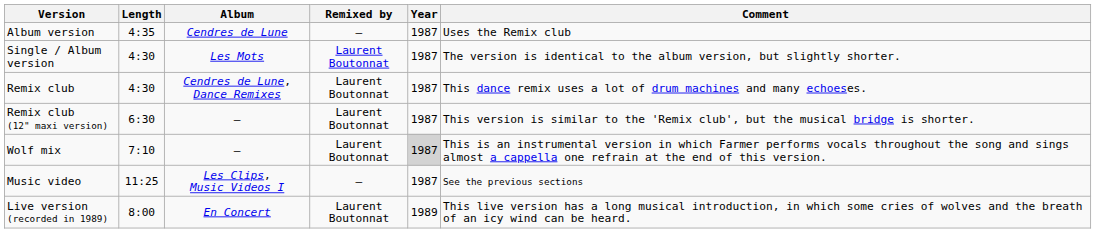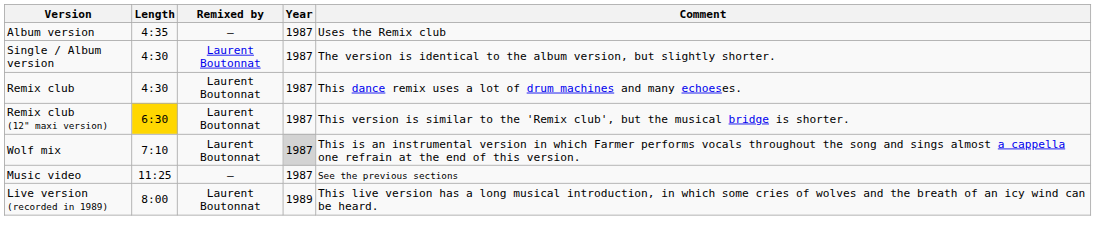- column: (237, 14)
(142, 119) no background -> (155, 119) gold background
